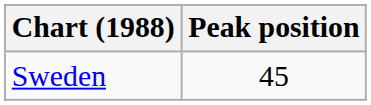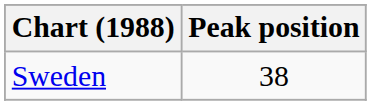(274, 75) 45 -> (274, 75) 38
